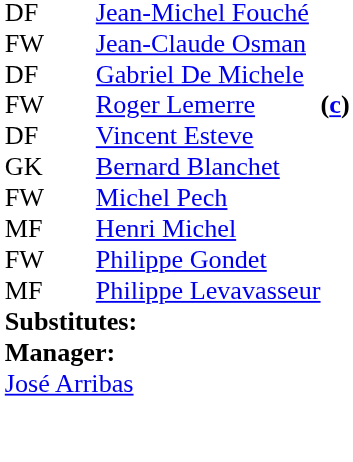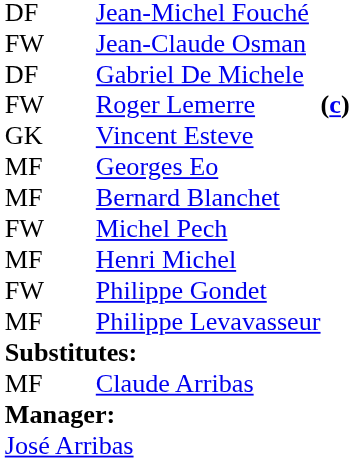(22, 135) DF -> (24, 135) GK
+ row: (157, 166)
(24, 166) GK -> (24, 197) MF
+ row: (175, 383)
